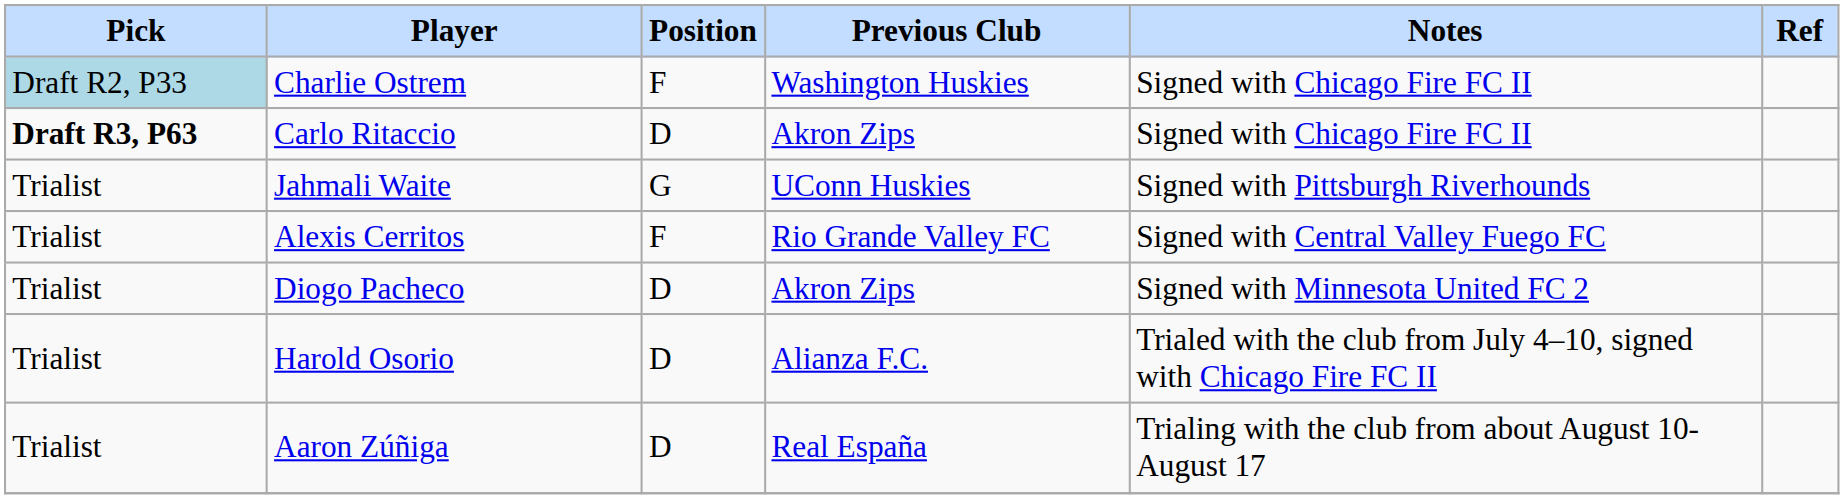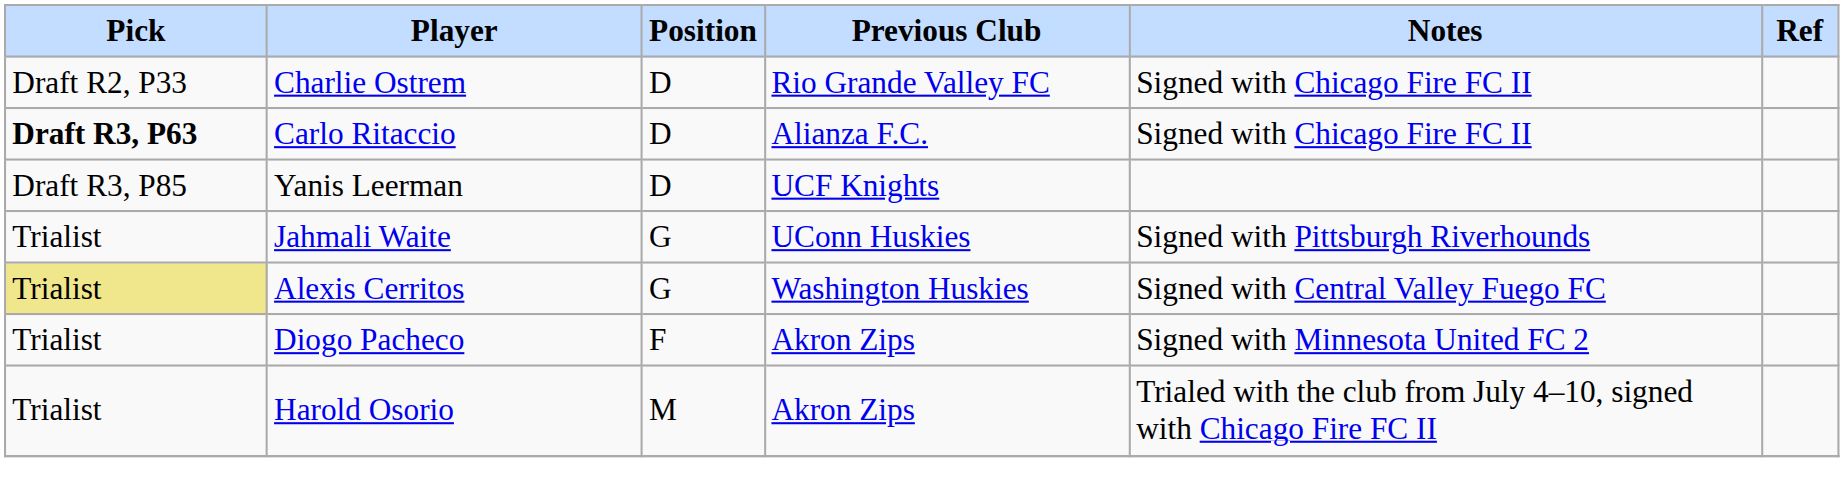(100, 82) lightblue background -> (100, 82) no background
(658, 82) F -> (660, 82) D
(900, 82) Washington Huskies -> (911, 82) Rio Grande Valley FC
(843, 133) Akron Zips -> (850, 133) Alianza F.C.
+ row: (368, 185)
(57, 237) no background -> (57, 288) khaki background
(658, 237) F -> (660, 288) G
(911, 237) Rio Grande Valley FC -> (900, 288) Washington Huskies
(660, 288) D -> (658, 340) F
(660, 358) D -> (663, 410) M
(850, 358) Alianza F.C. -> (843, 410) Akron Zips
- row: (361, 447)
